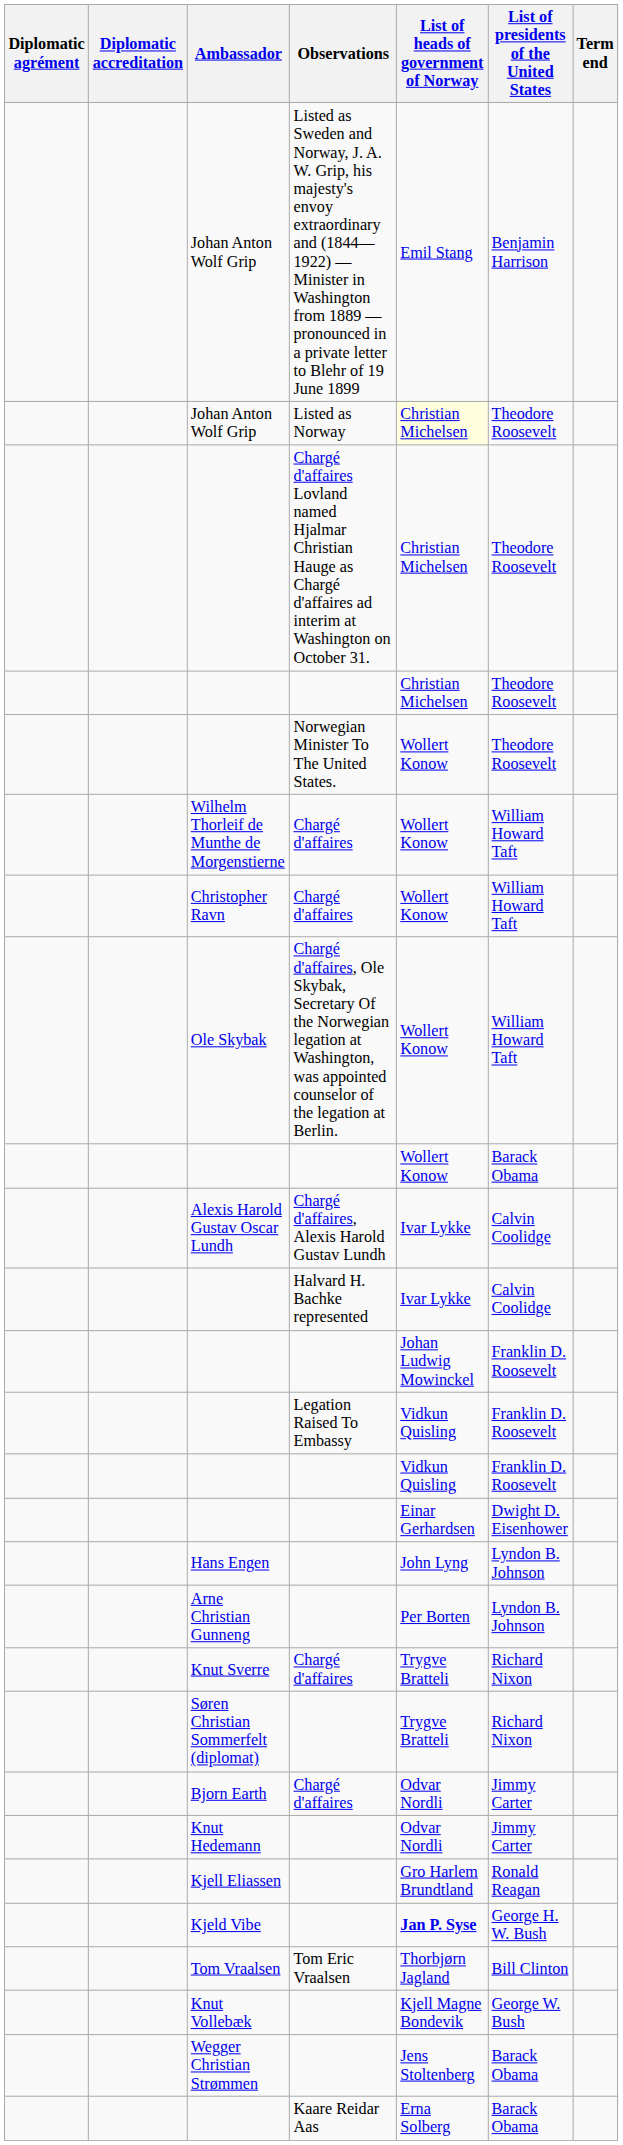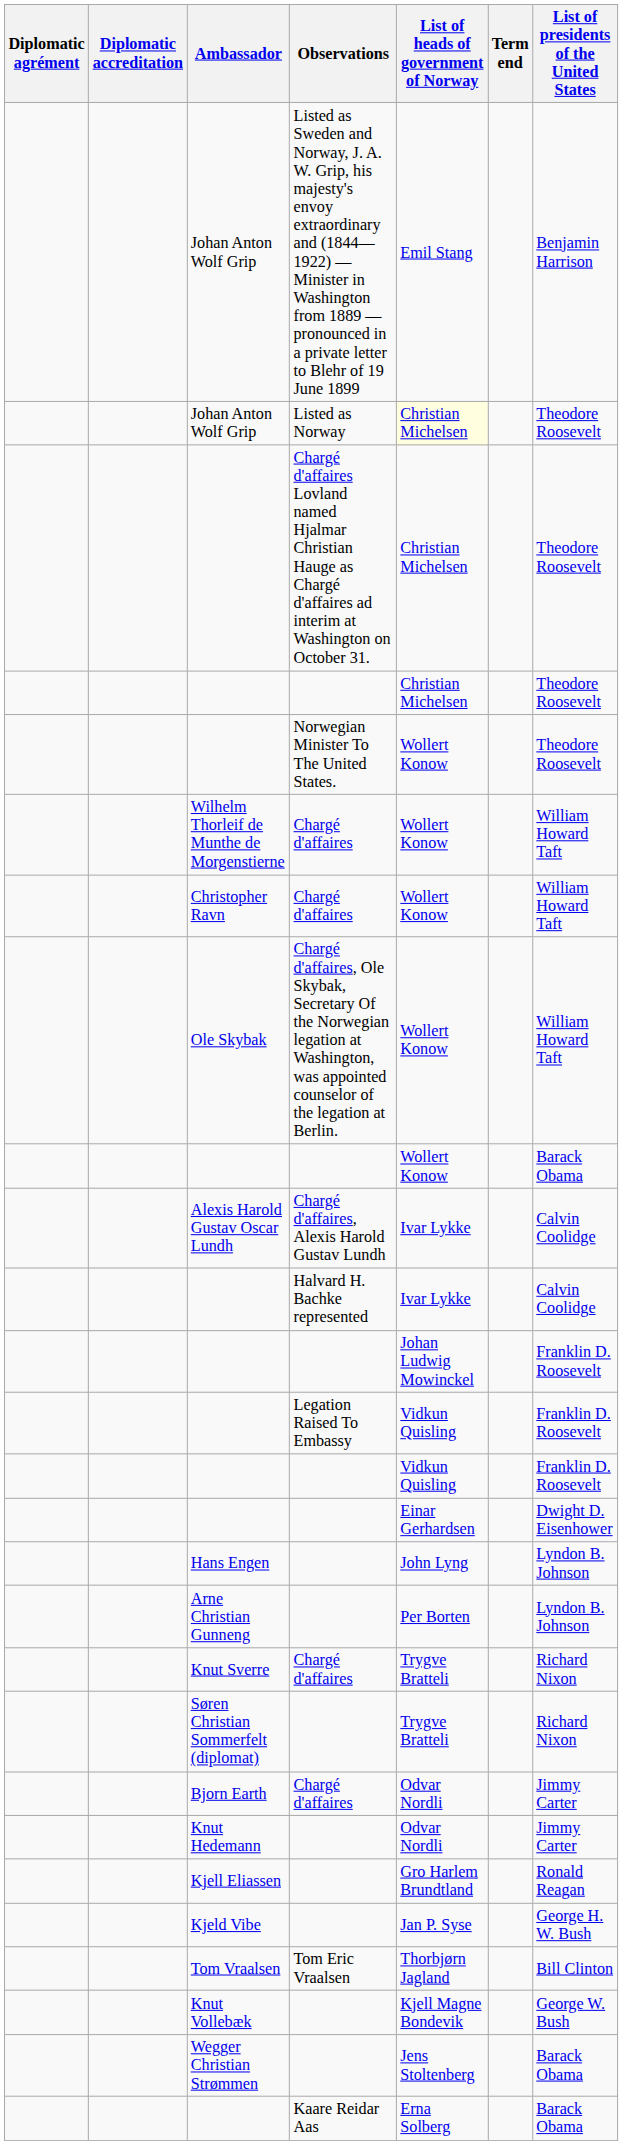columns swapped: (530, 53) <-> (595, 53)
(438, 1924) bold -> (436, 1924) normal
